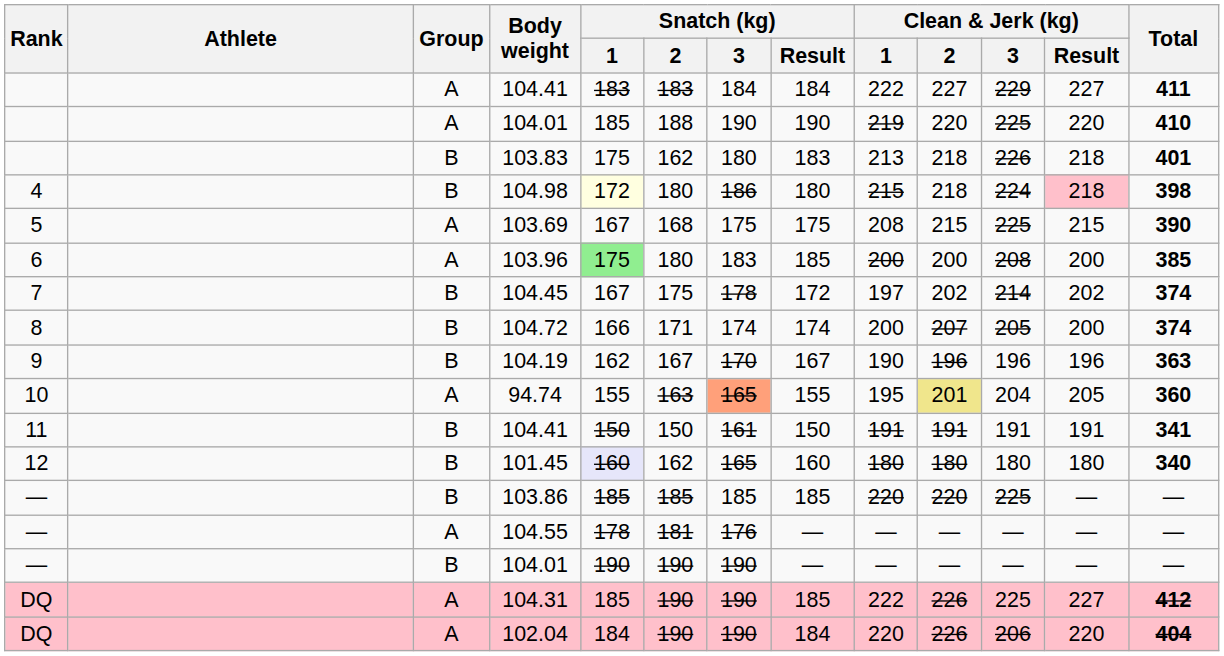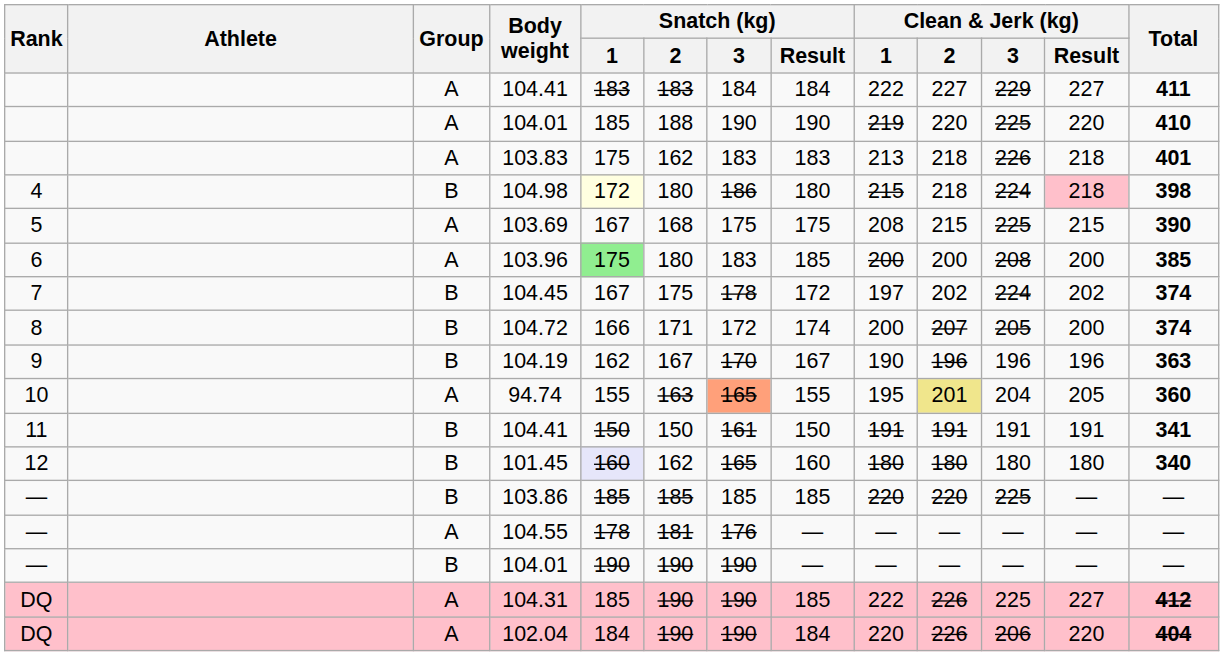(451, 157) B -> (451, 157) A
(739, 157) 180 -> (739, 157) 183
(1013, 293) 214 -> (1013, 293) 224
(739, 327) 174 -> (739, 327) 172
